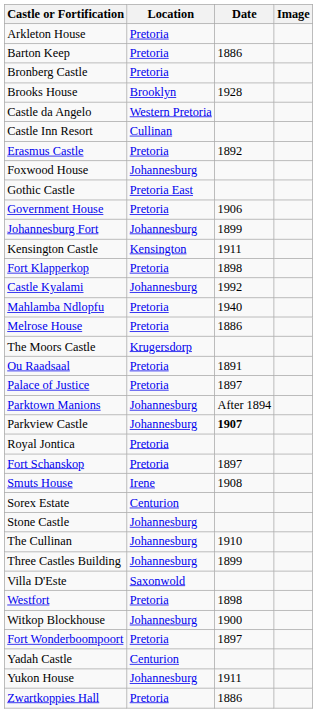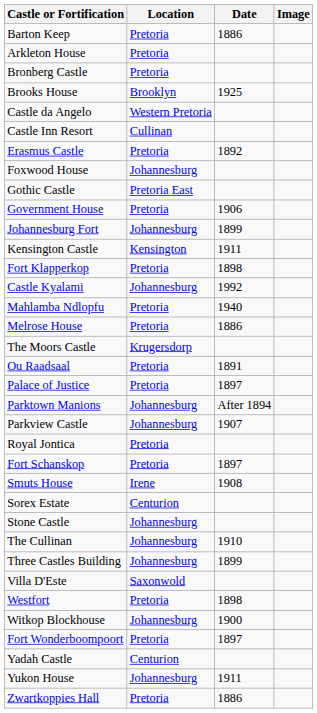rows swapped: (46, 33) <-> (39, 53)
(230, 92) 1928 -> (230, 92) 1925
(230, 424) bold -> (230, 424) normal
